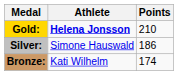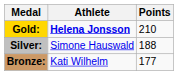(148, 45) 186 -> (148, 45) 188
(148, 62) 174 -> (148, 62) 177
